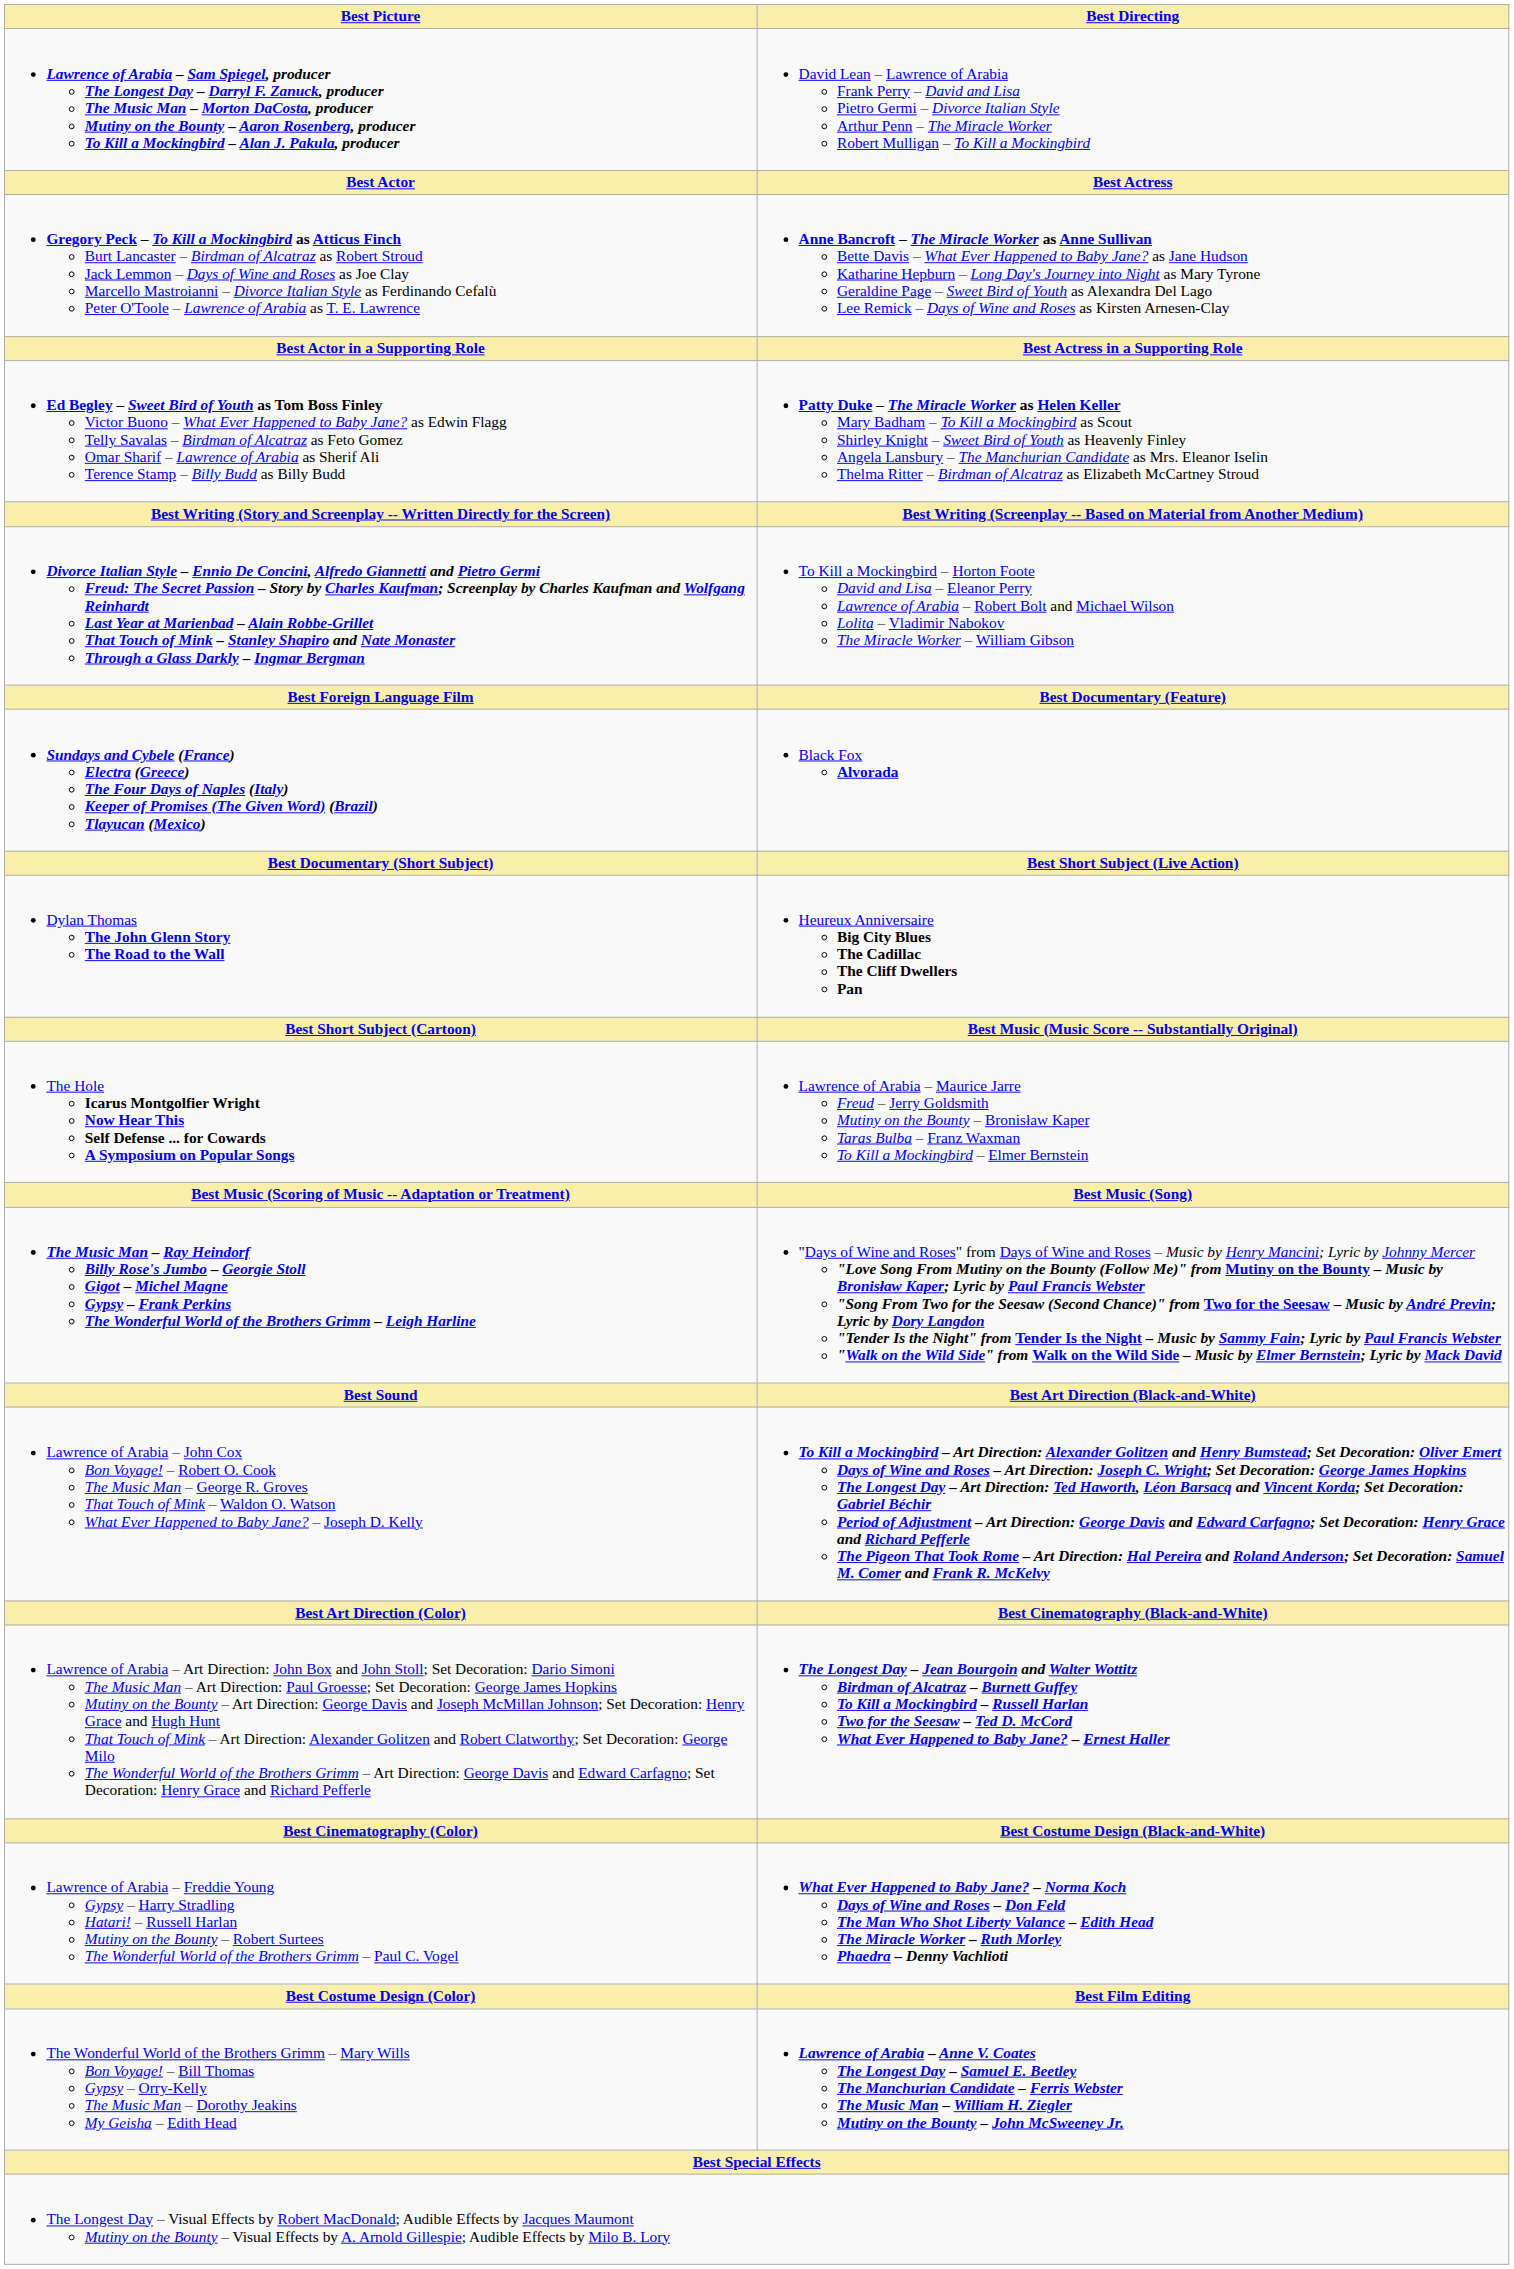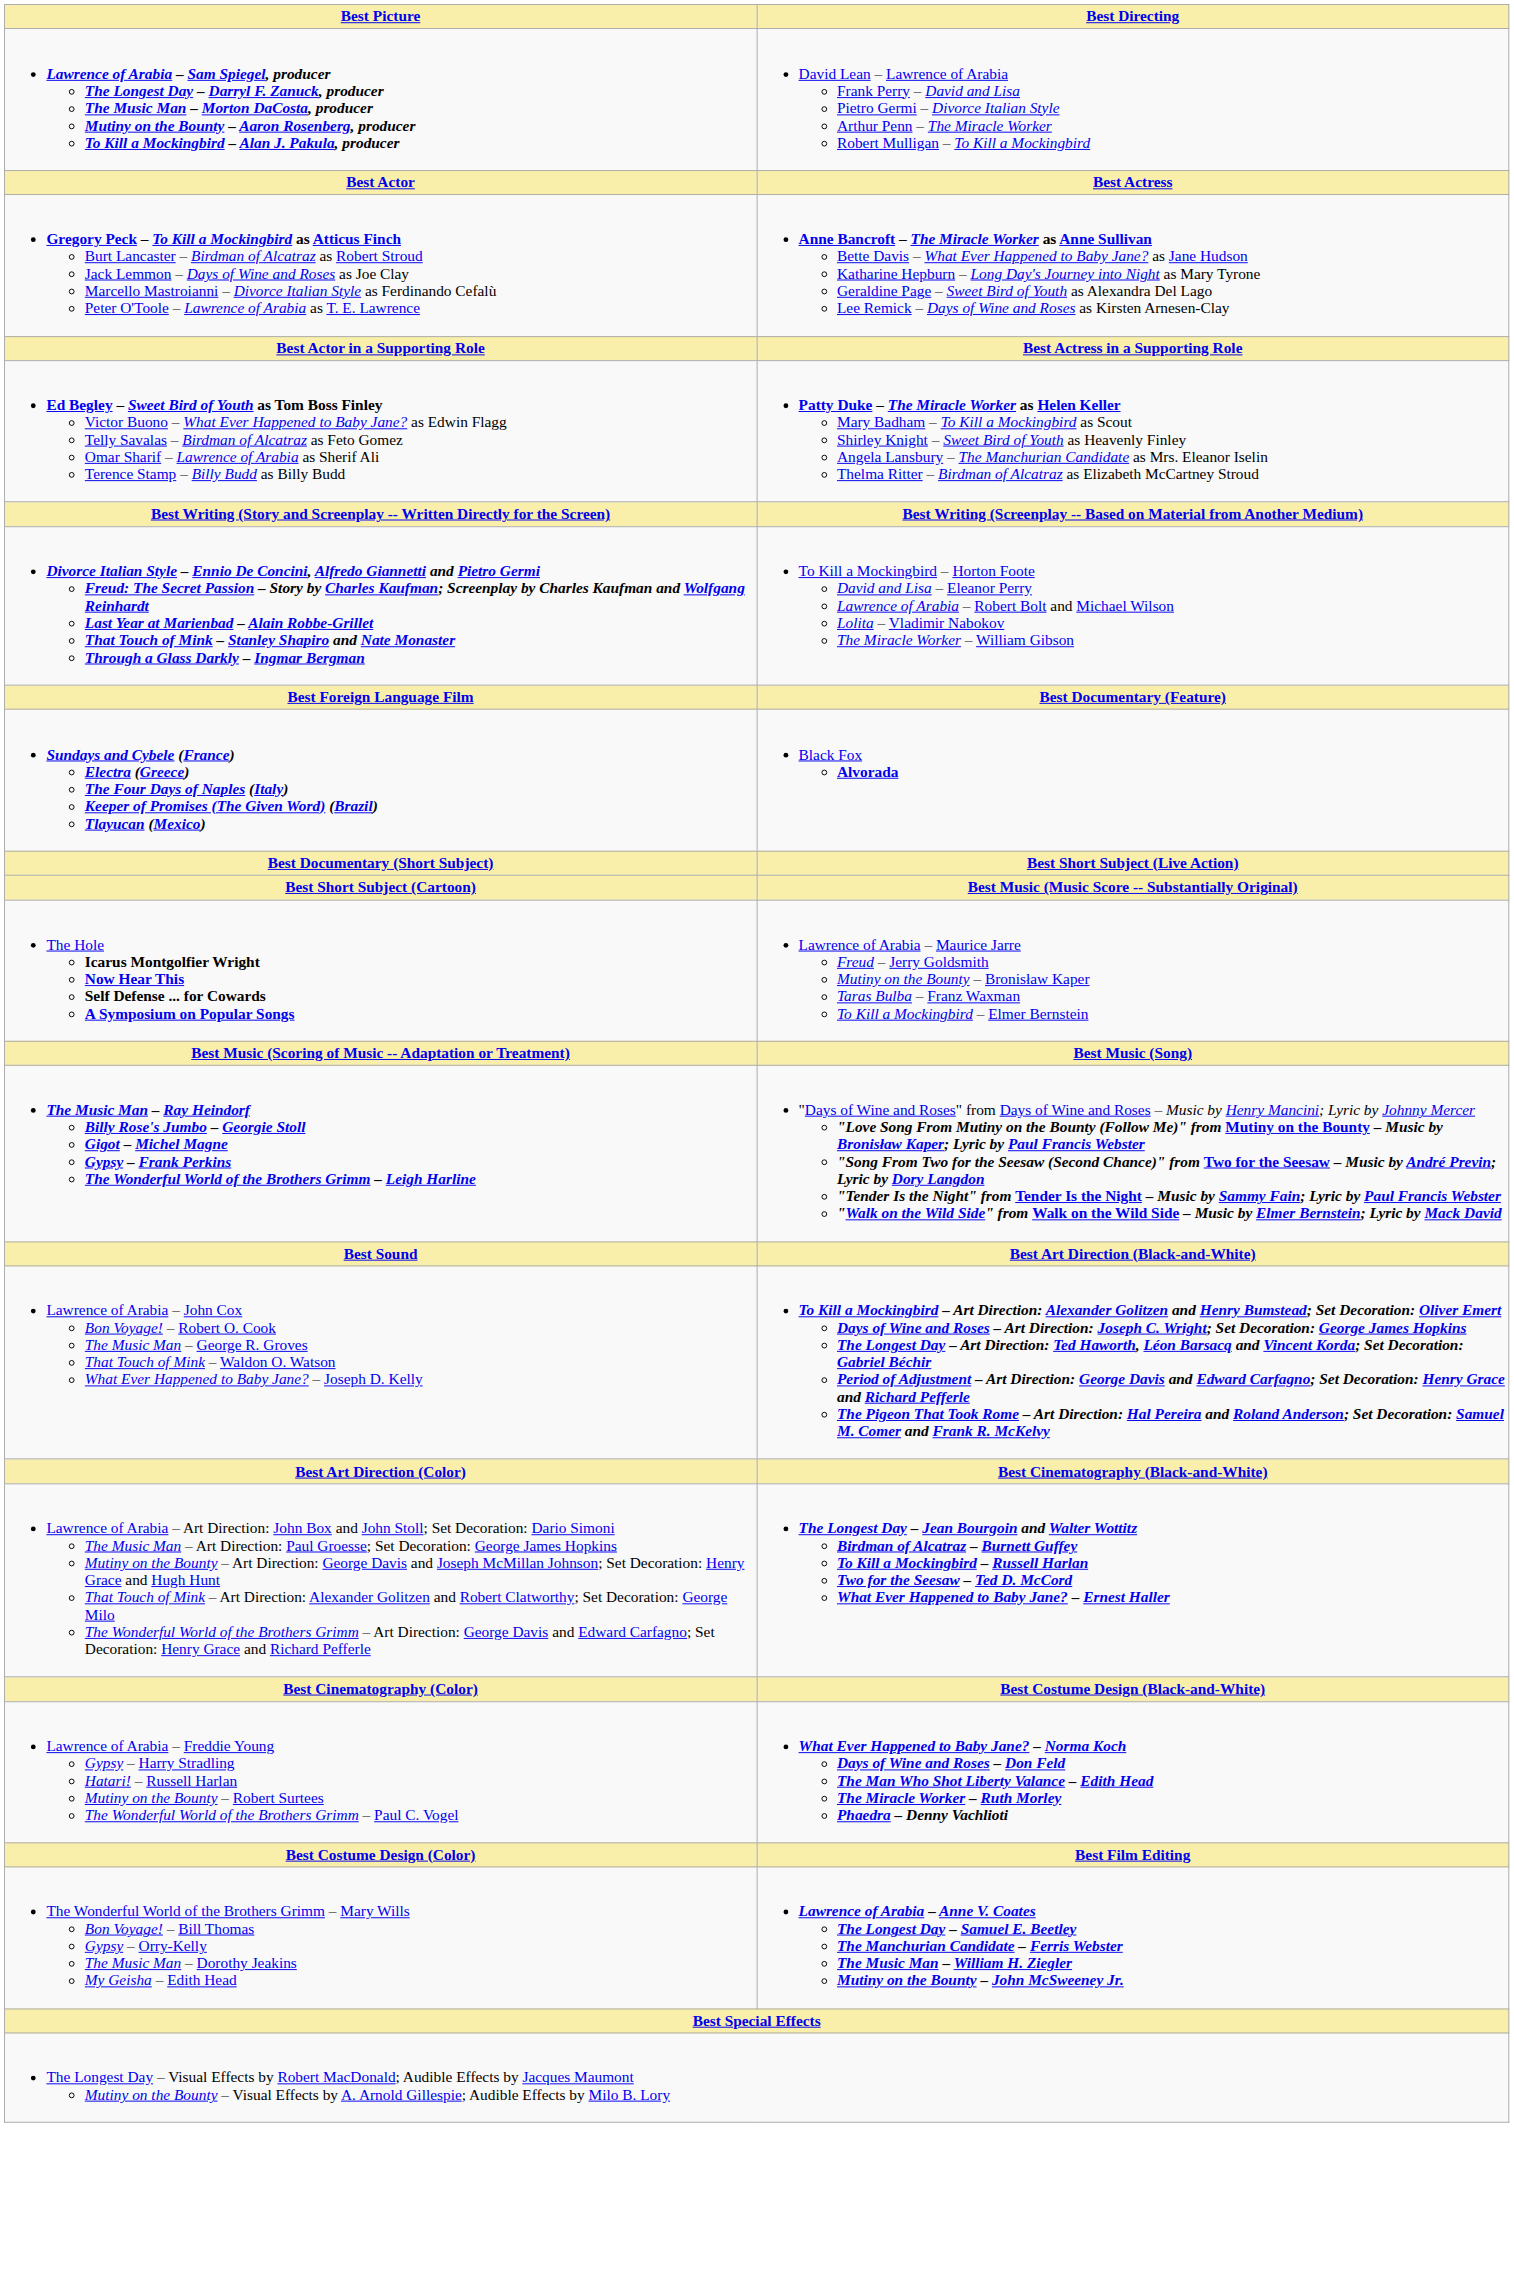- row: (381, 937)
